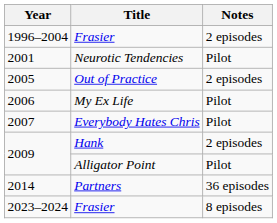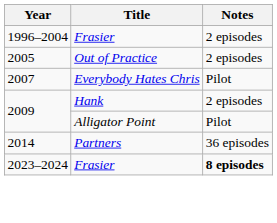- row: (21, 57)
- row: (21, 100)
(234, 206) normal -> (235, 164) bold
